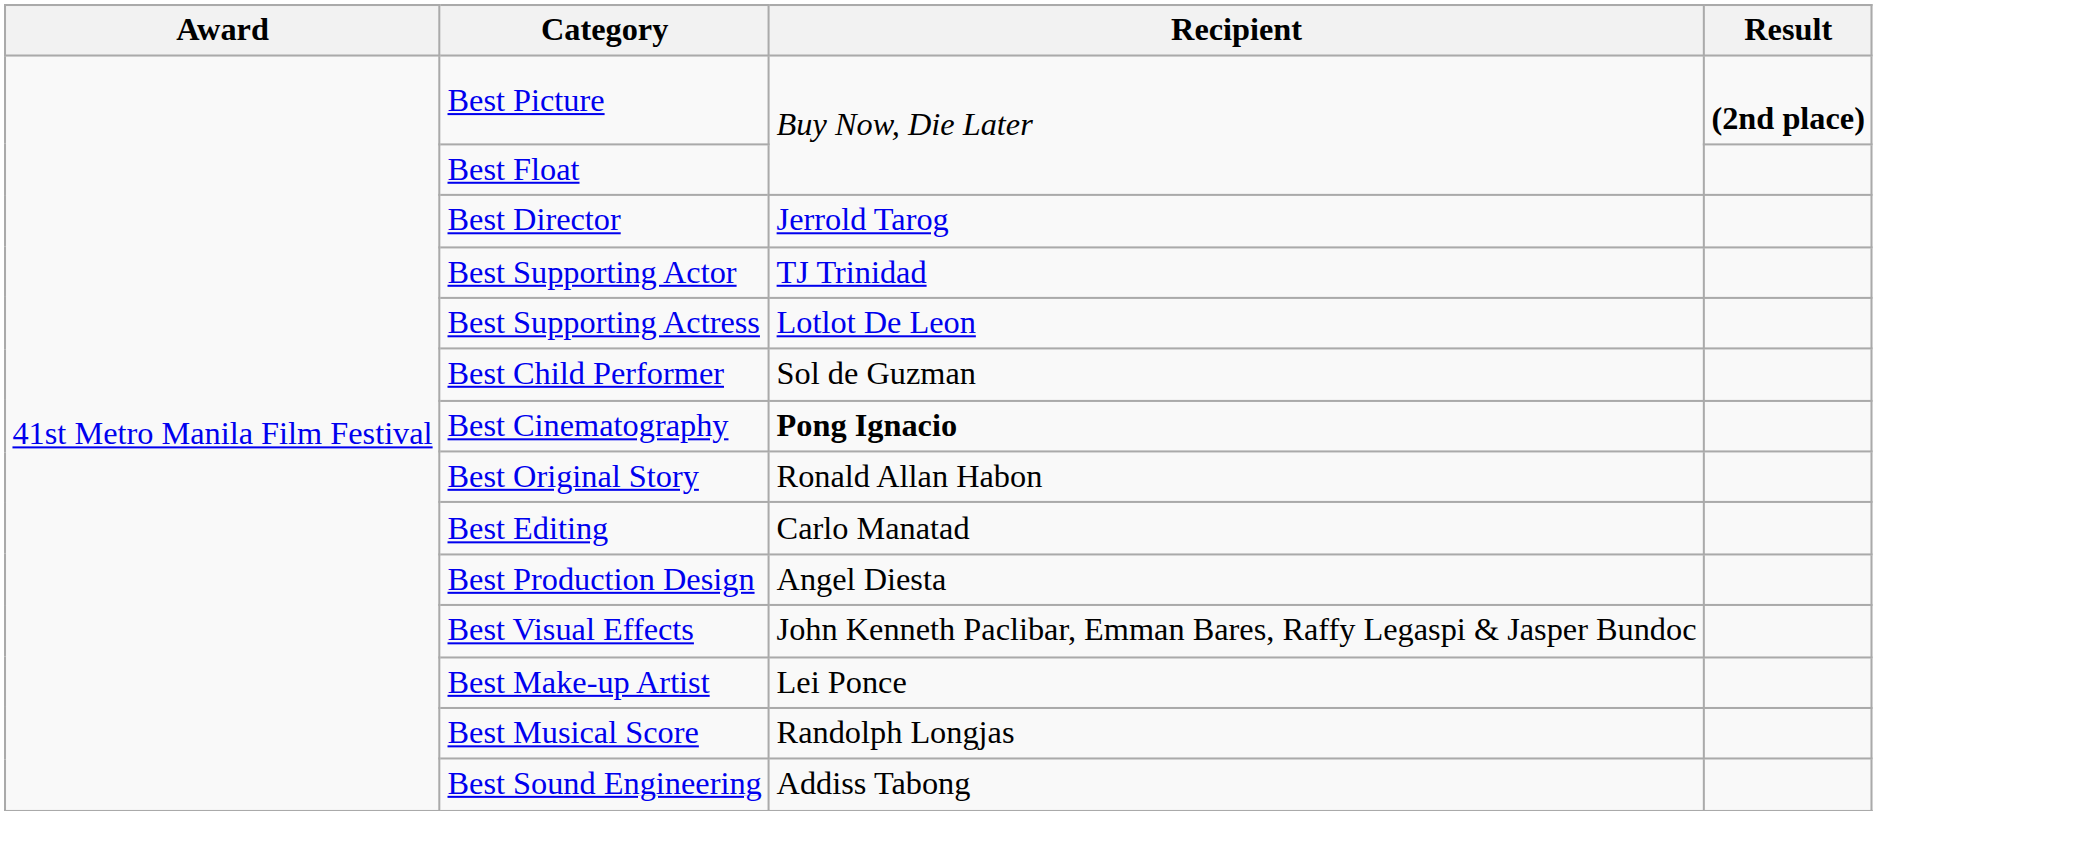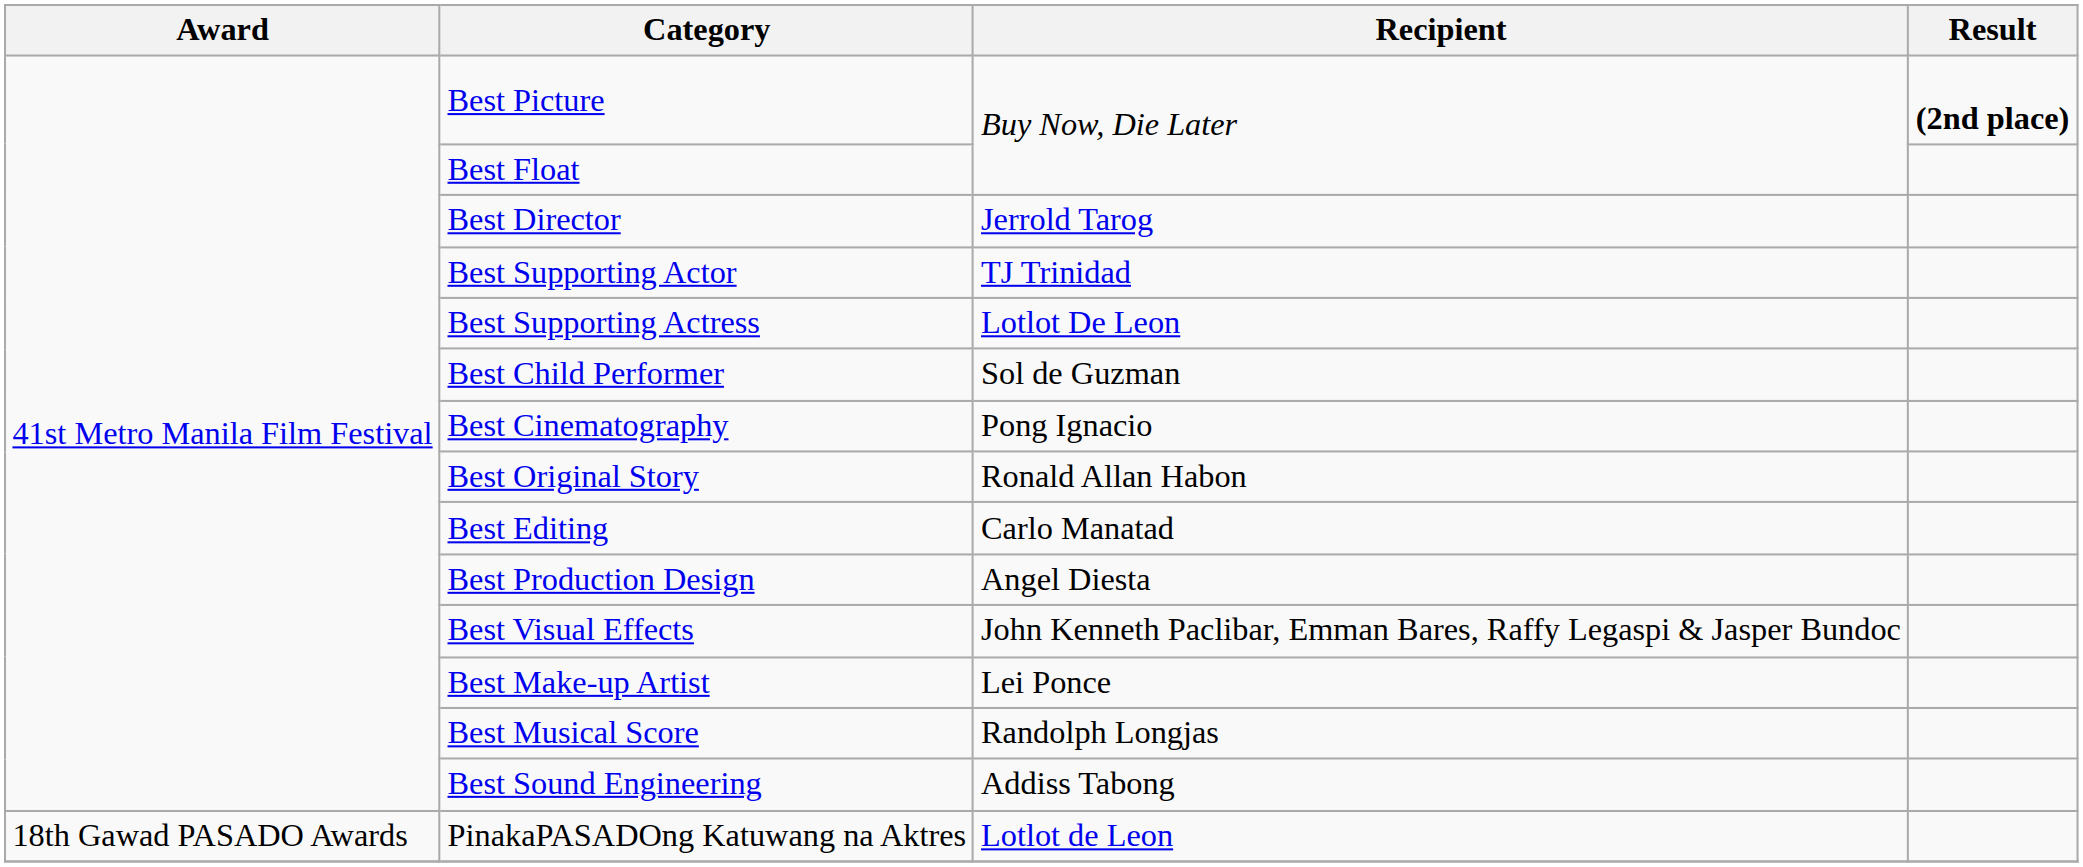(867, 425) bold -> (1067, 425) normal
+ row: (707, 835)
